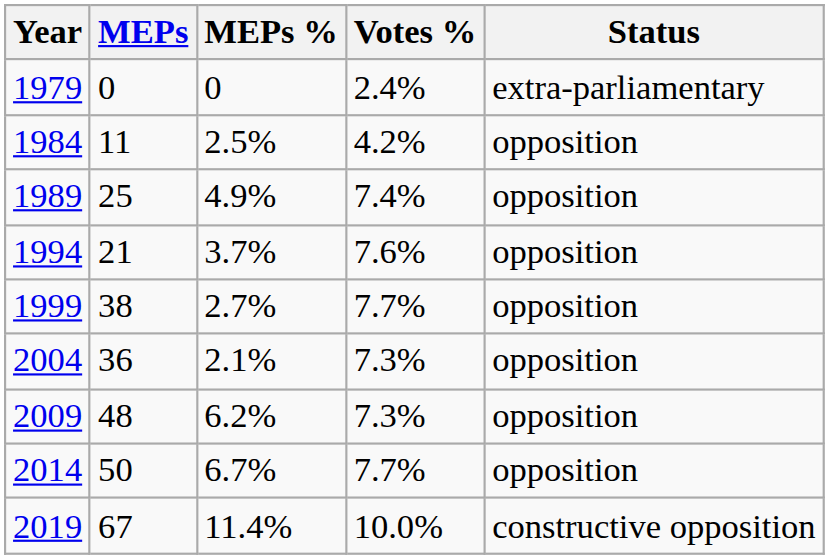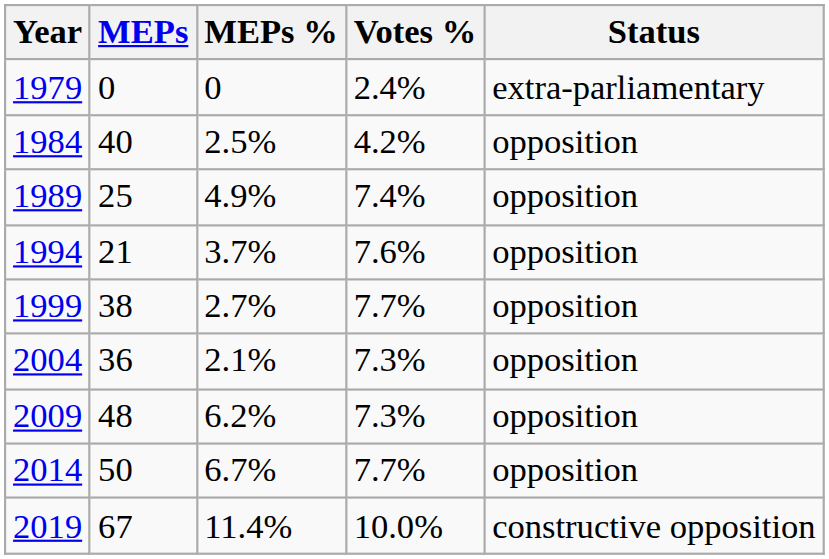(115, 141) 11 -> (115, 141) 40
